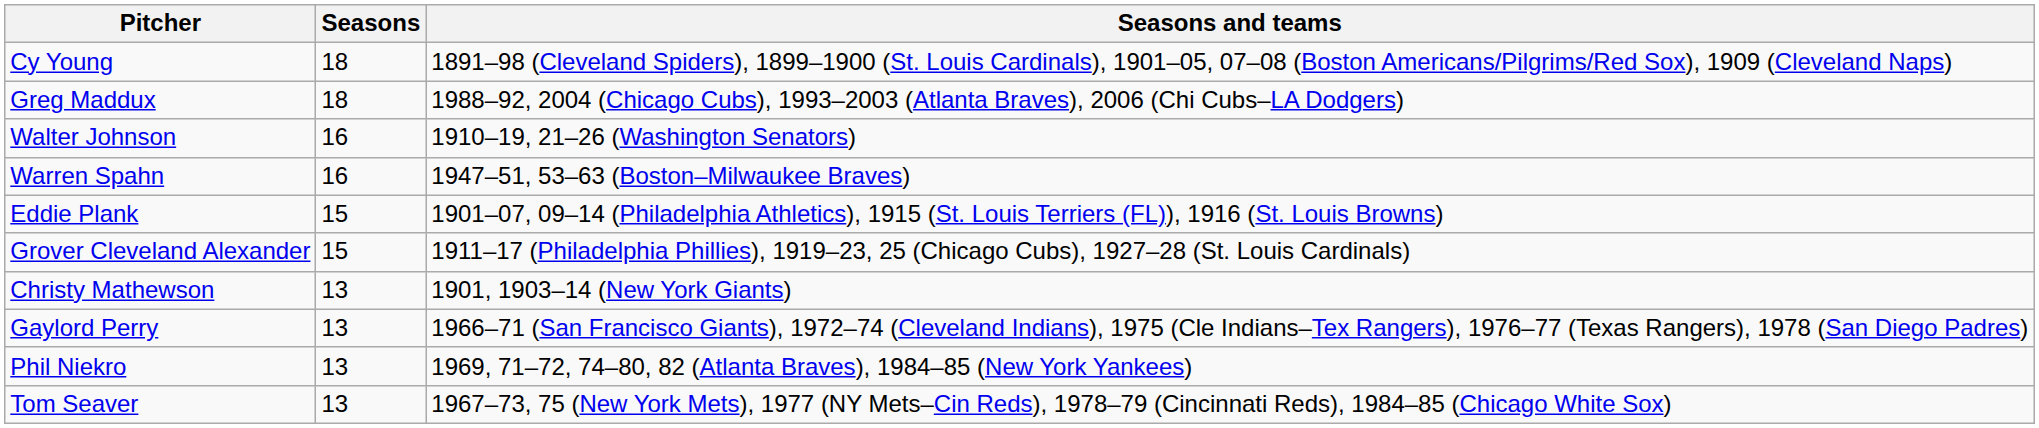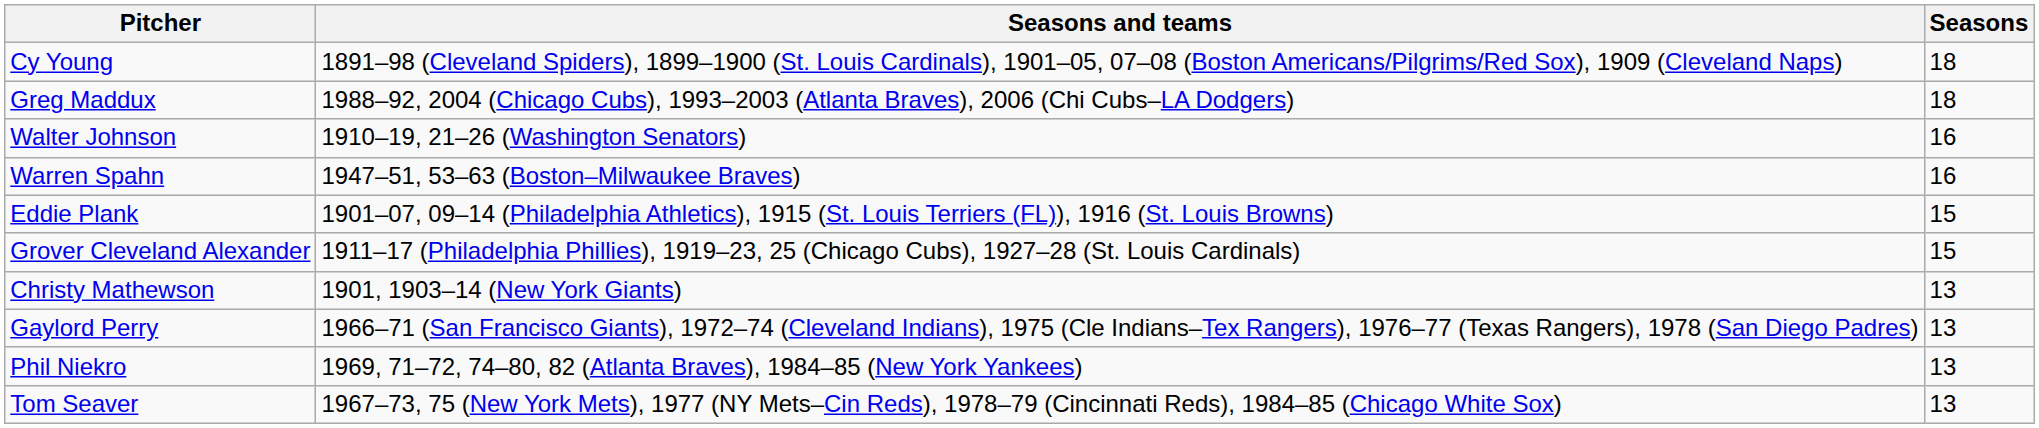columns swapped: (371, 23) <-> (1230, 23)
